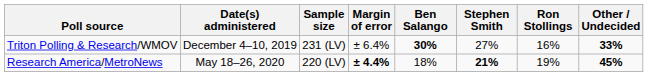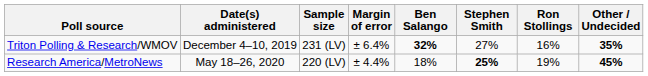(425, 45) 30% -> (425, 45) 32%
(611, 45) 33% -> (611, 45) 35%
(371, 63) bold -> (371, 63) normal
(487, 63) 21% -> (487, 63) 25%
